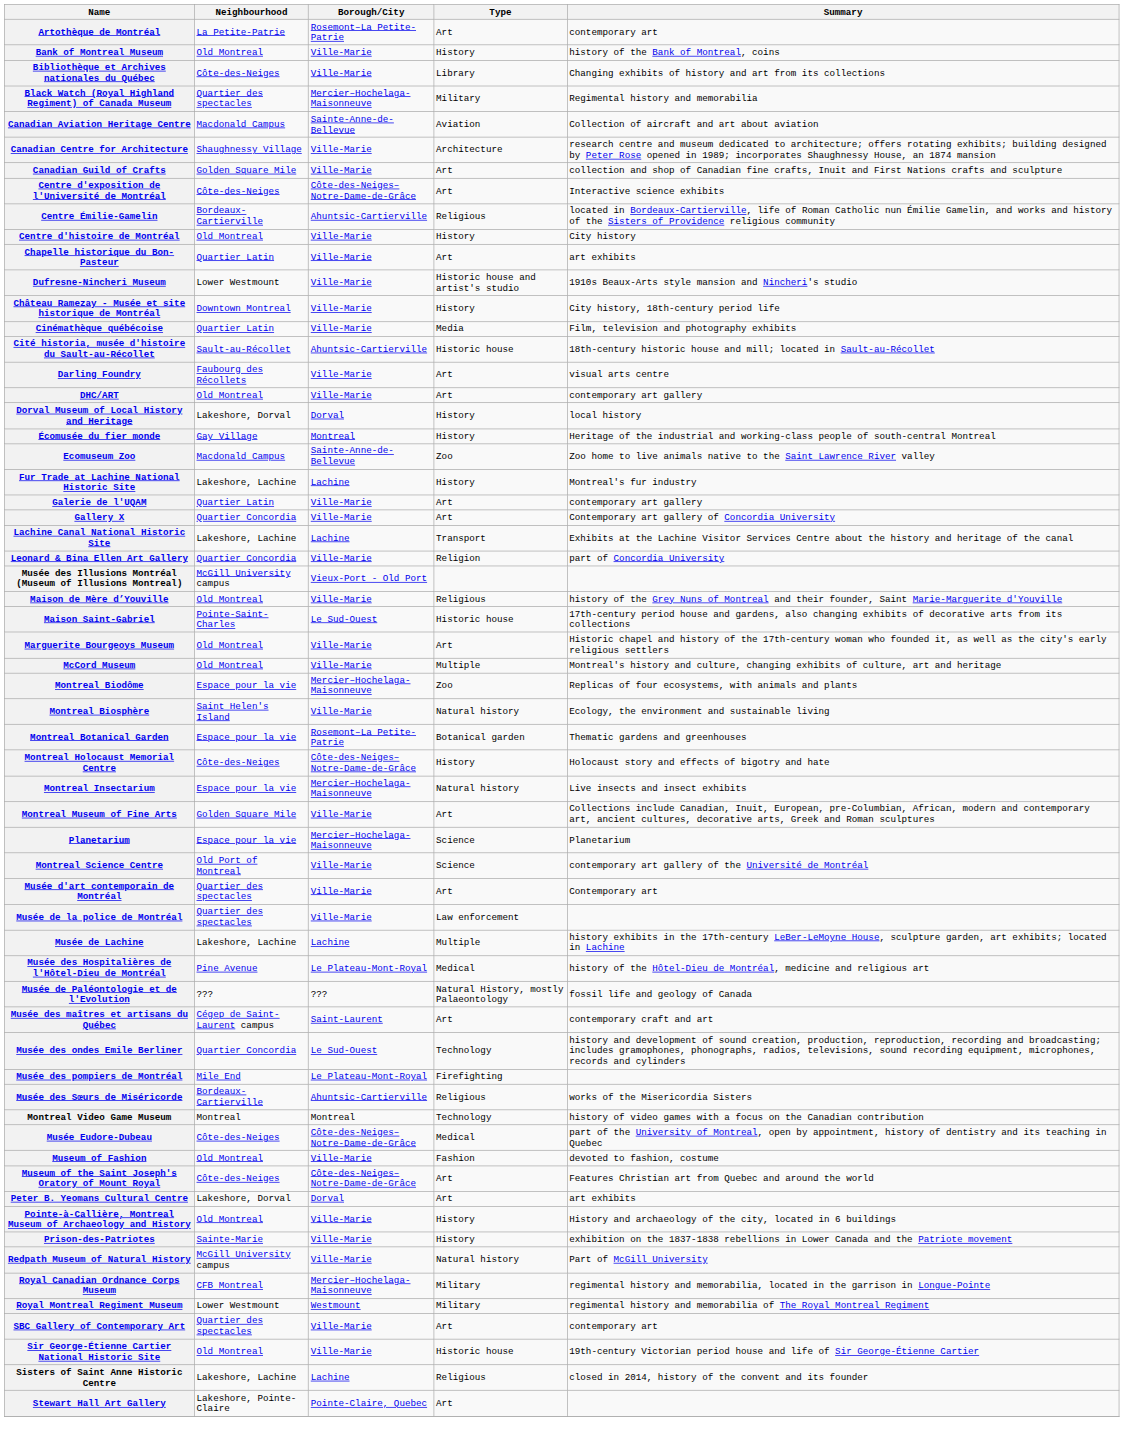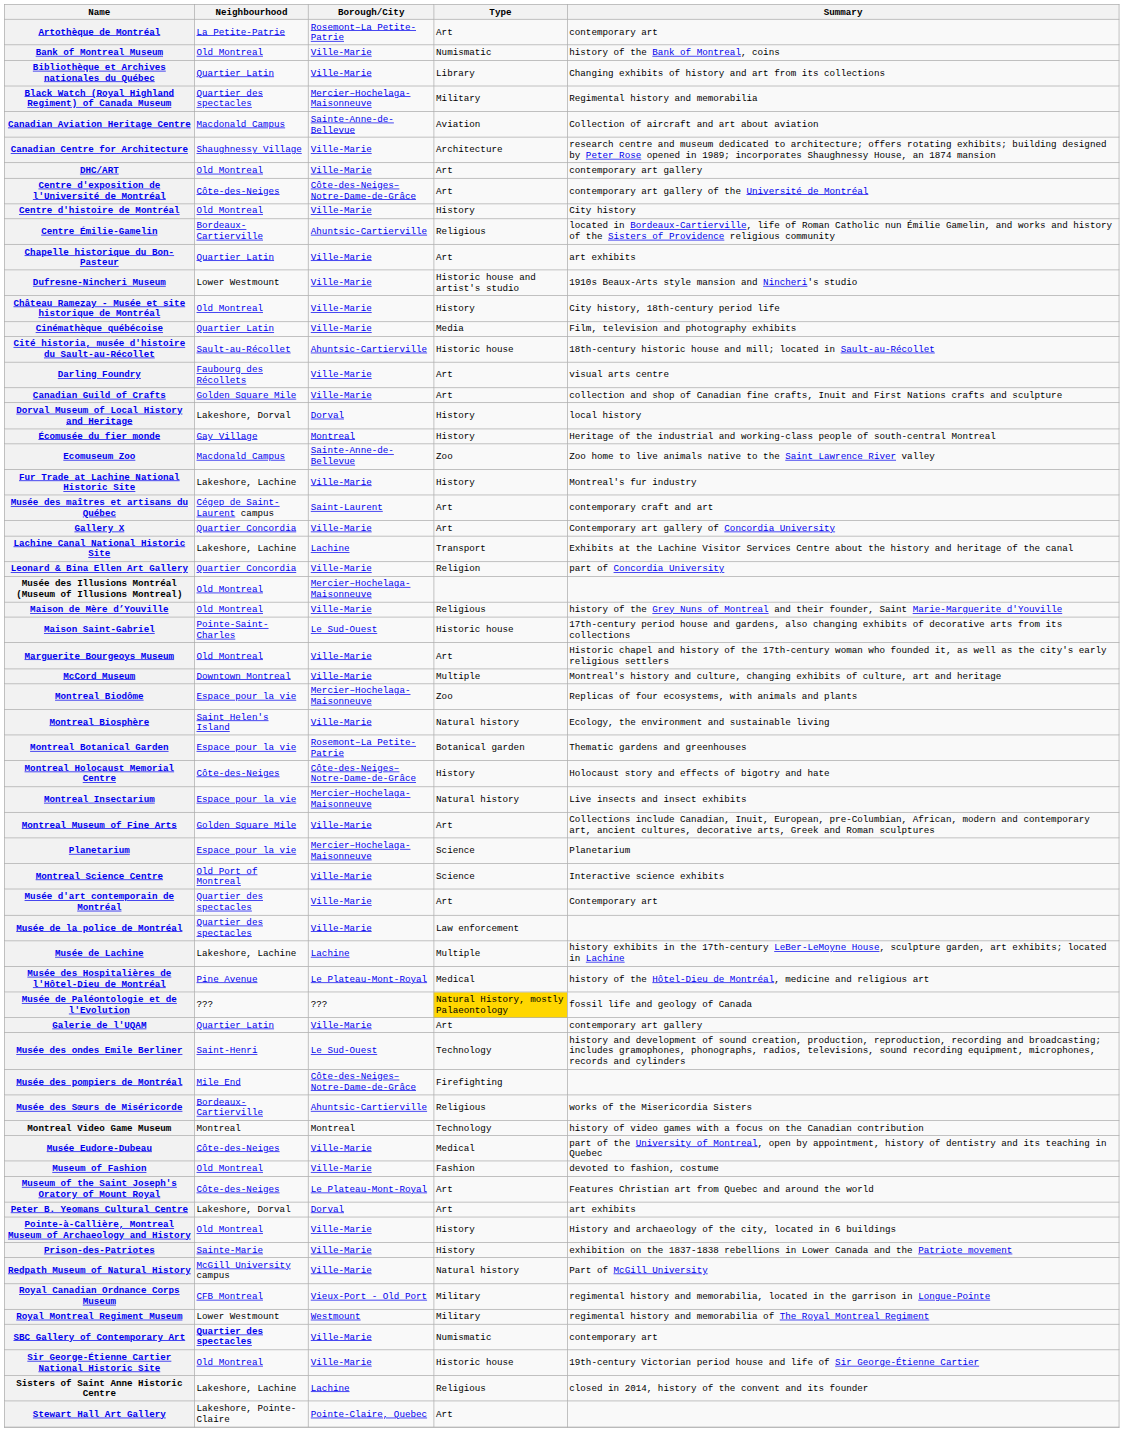(455, 53) History -> (464, 53) Numismatic
(238, 73) Côte-des-Neiges -> (235, 73) Quartier Latin
rows swapped: (99, 170) <-> (99, 395)
(647, 191) Interactive science exhibits -> (719, 191) contemporary art gallery of the Université de Montréal
rows swapped: (99, 237) <-> (99, 216)
(244, 309) Downtown Montreal -> (230, 309) Old Montreal
(330, 482) Lachine -> (341, 482) Ville-Marie
rows swapped: (99, 503) <-> (99, 1020)
(244, 579) McGill University campus -> (230, 589) Old Montreal
(369, 579) Vieux-Port - Old Port -> (361, 589) Mercier–Hochelaga-Maisonneuve
(230, 666) Old Montreal -> (244, 676) Downtown Montreal
(719, 866) contemporary art gallery of the Université de Montréal -> (647, 876) Interactive science exhibits
(500, 994) no background -> (500, 1005) gold background
(246, 1051) Quartier Concordia -> (227, 1051) Saint-Henri
(369, 1077) Le Plateau-Mont-Royal -> (363, 1082) Côte-des-Neiges–Notre-Dame-de-Grâce
(363, 1138) Côte-des-Neiges–Notre-Dame-de-Grâce -> (341, 1148) Ville-Marie
(363, 1178) Côte-des-Neiges–Notre-Dame-de-Grâce -> (369, 1189) Le Plateau-Mont-Royal
(361, 1286) Mercier–Hochelaga-Maisonneuve -> (369, 1296) Vieux-Port - Old Port
(230, 1326) normal -> (230, 1337) bold
(444, 1326) Art -> (464, 1337) Numismatic
